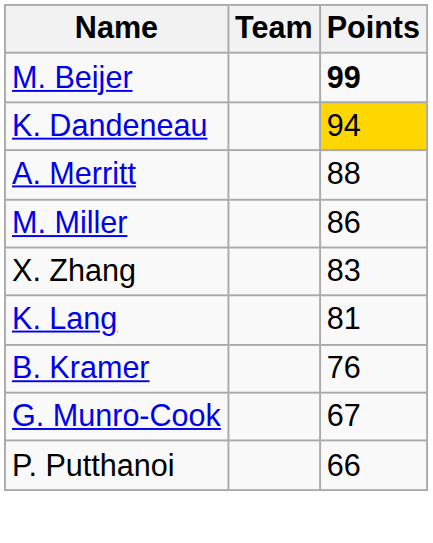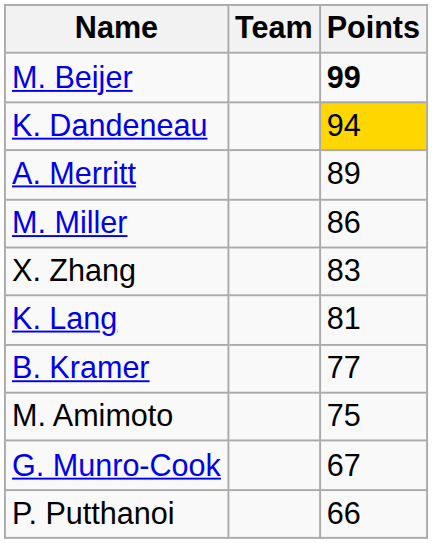(344, 174) 88 -> (344, 174) 89
(344, 367) 76 -> (344, 367) 77
+ row: (93, 416)
